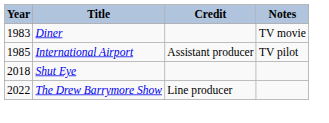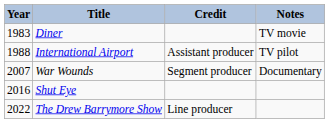(19, 52) 1985 -> (19, 52) 1988
+ row: (64, 71)
(19, 71) 2018 -> (19, 90) 2016
